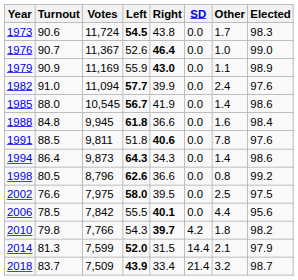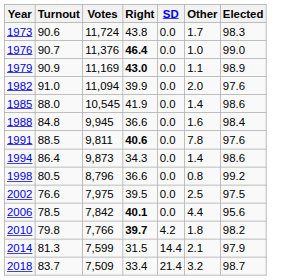- column: (136, 14)
(102, 50) 11,367 -> (102, 50) 11,376
(223, 86) 2.4 -> (195, 86) 2.0
